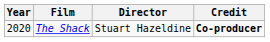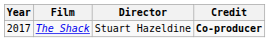(19, 29) 2020 -> (19, 29) 2017
